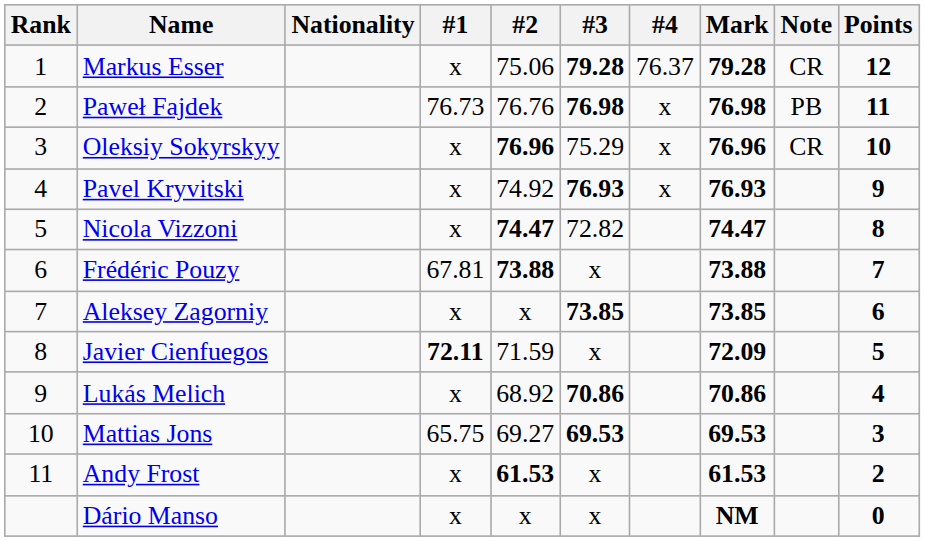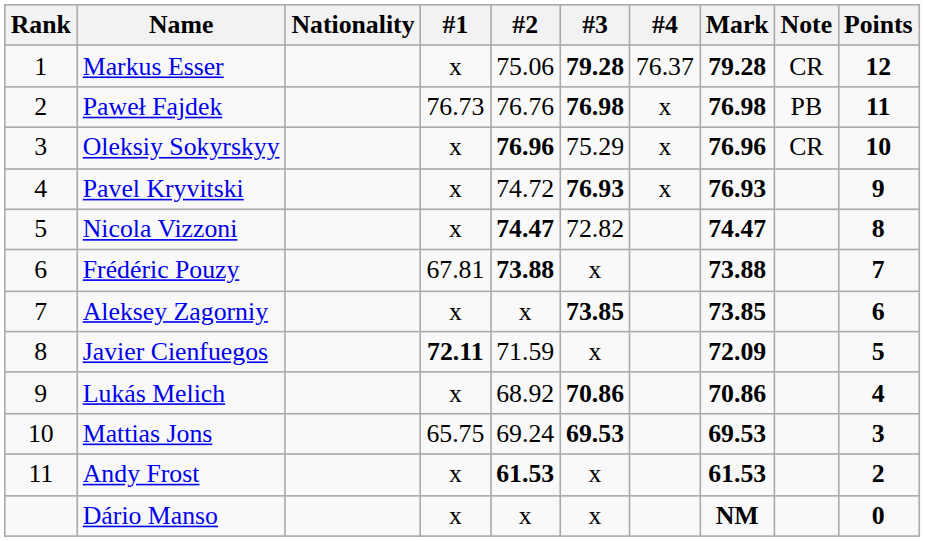(525, 188) 74.92 -> (525, 188) 74.72
(525, 433) 69.27 -> (525, 433) 69.24
